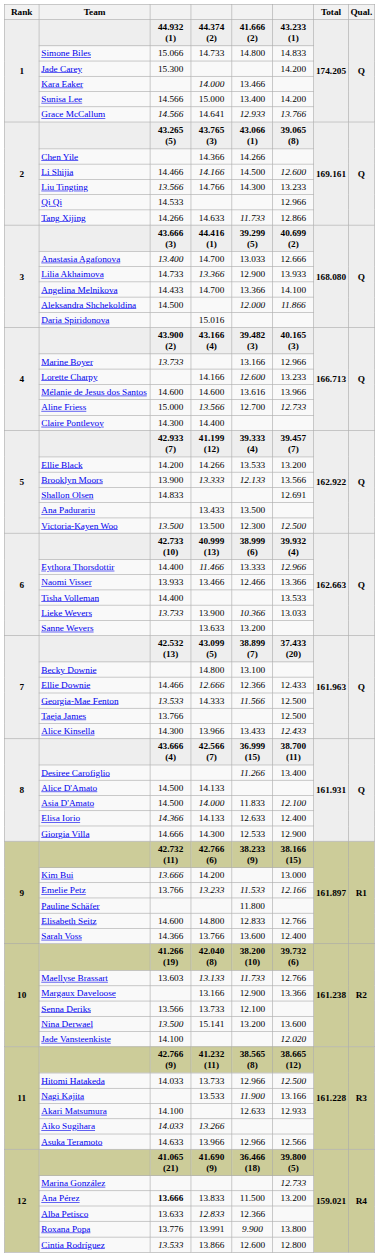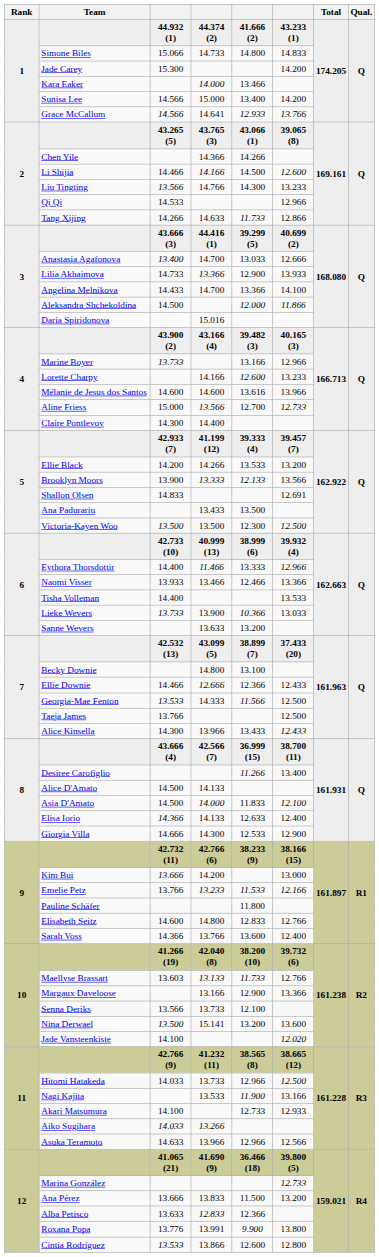(252, 1111) 12.633 -> (252, 1111) 12.733
(171, 1198) bold -> (171, 1198) normal
